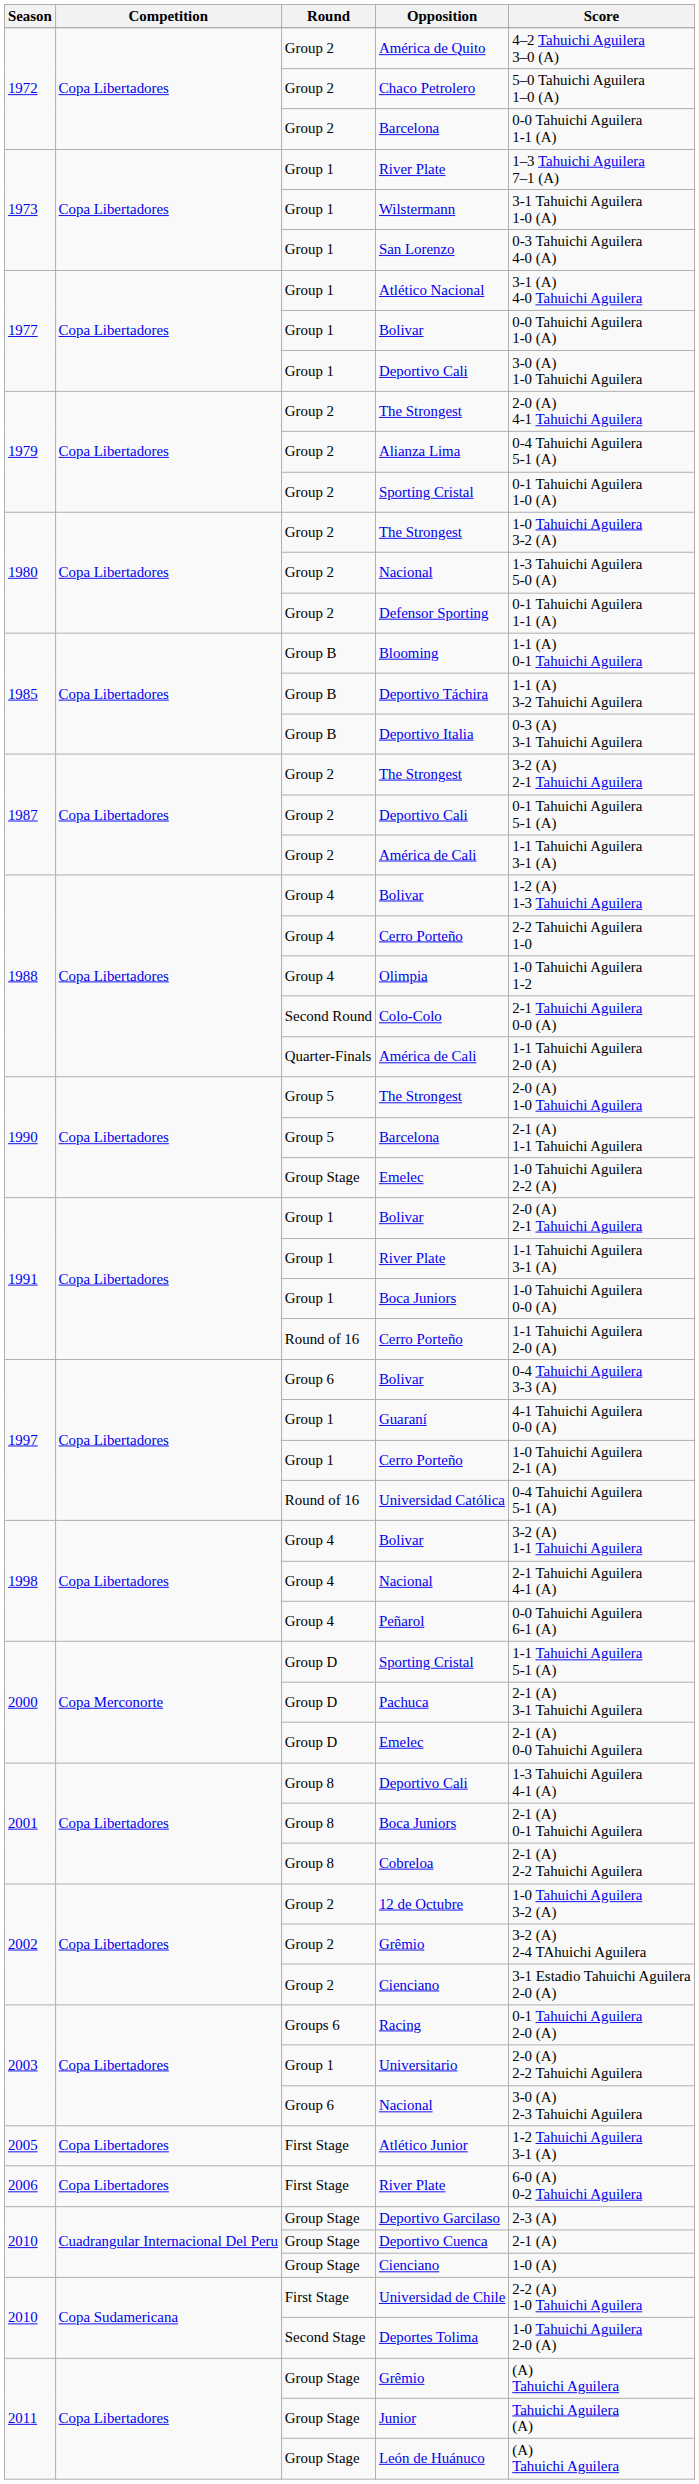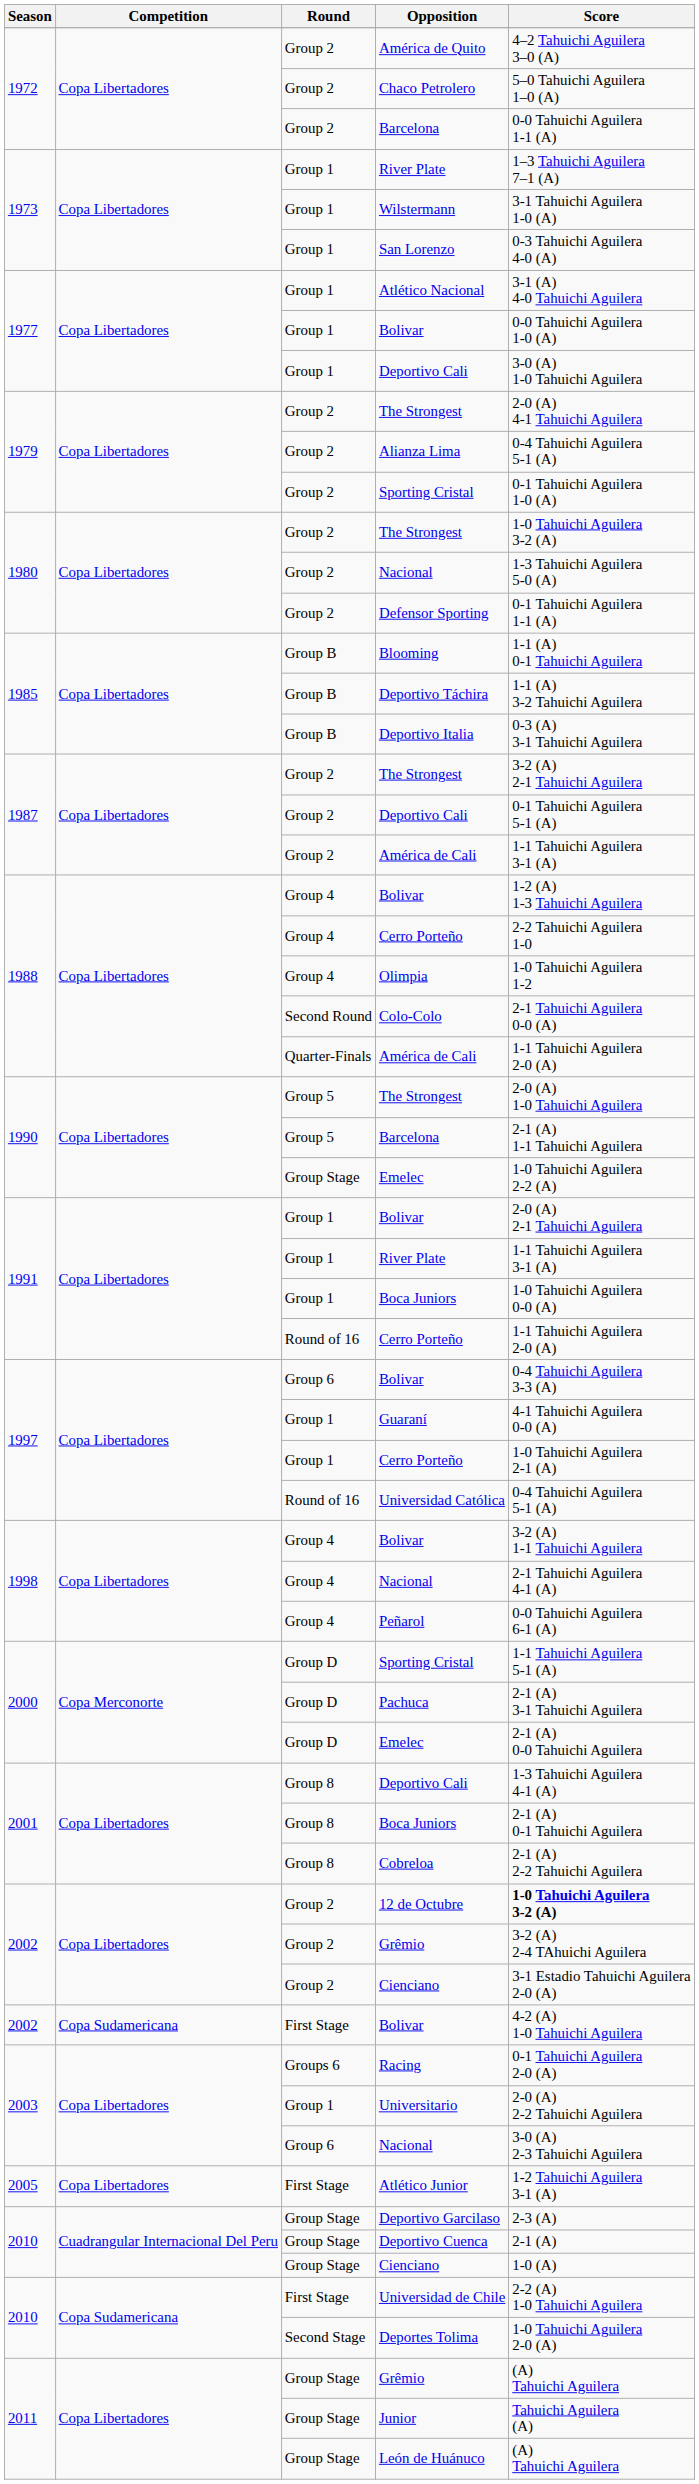(577, 1903) normal -> (581, 1903) bold
+ row: (23, 2024)
- row: (23, 2186)
